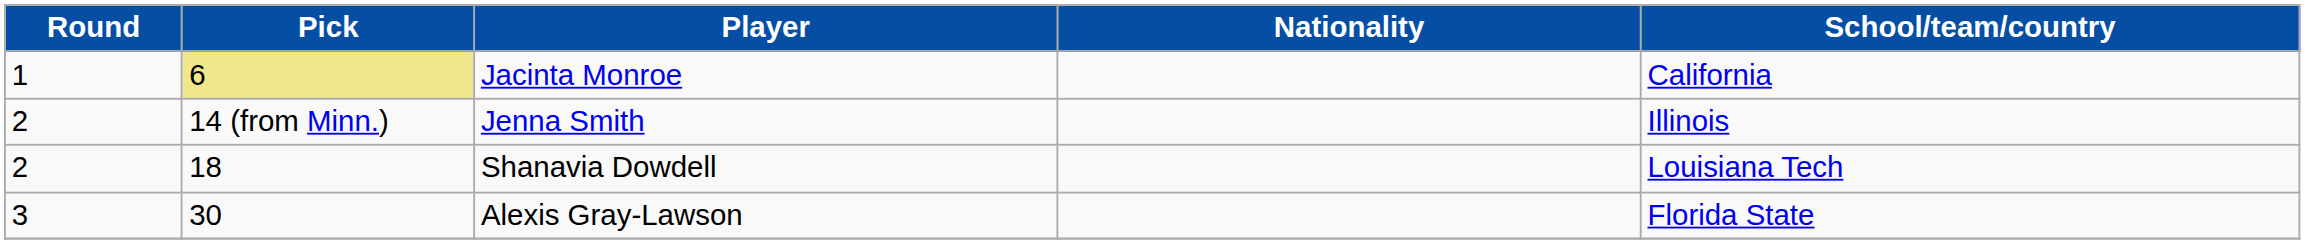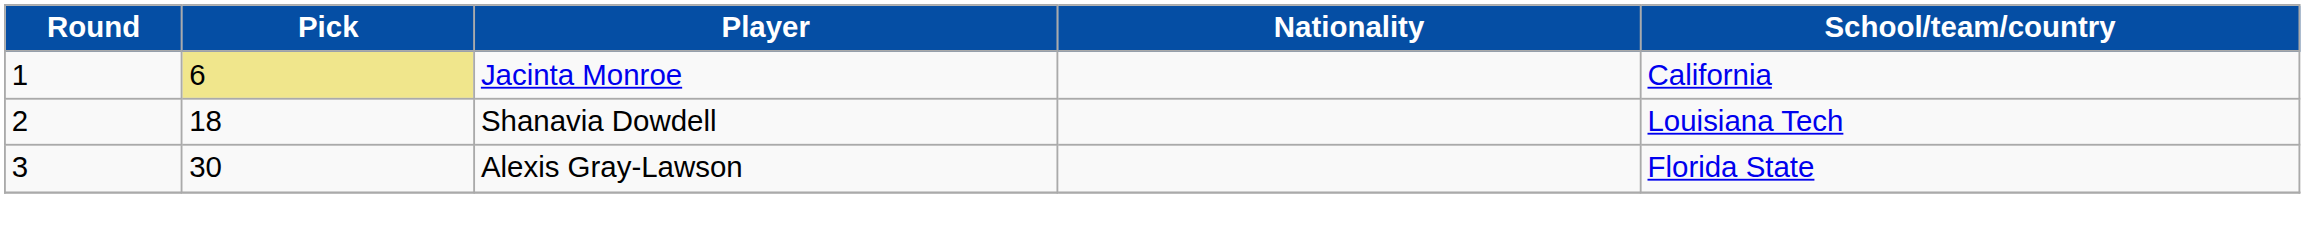- row: (563, 121)
